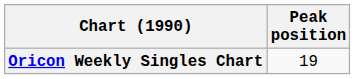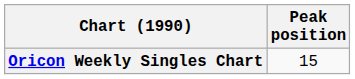(308, 61) 19 -> (308, 61) 15
